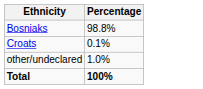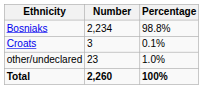+ column: (112, 12)
